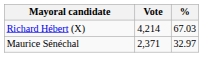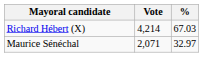(149, 44) 2,371 -> (149, 44) 2,071
